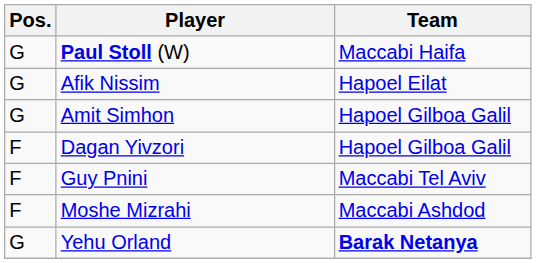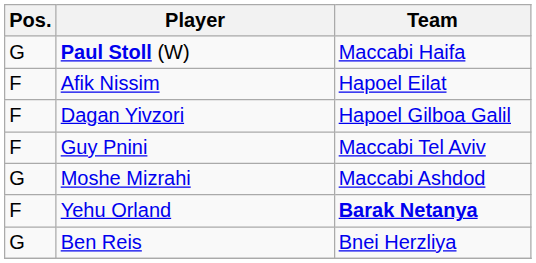(17, 83) G -> (15, 83) F
- row: (117, 115)
(15, 210) F -> (17, 178) G
(17, 242) G -> (15, 210) F
+ row: (101, 242)
